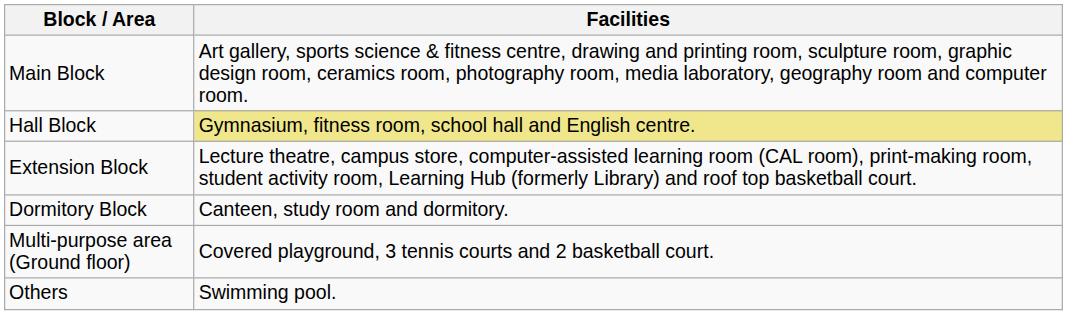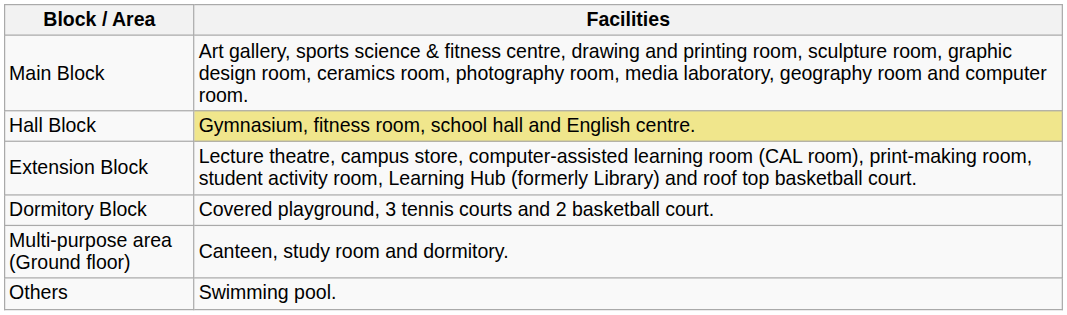(354, 209) Canteen, study room and dormitory. -> (456, 209) Covered playground, 3 tennis courts and 2 basketball court.
(456, 251) Covered playground, 3 tennis courts and 2 basketball court. -> (354, 251) Canteen, study room and dormitory.
